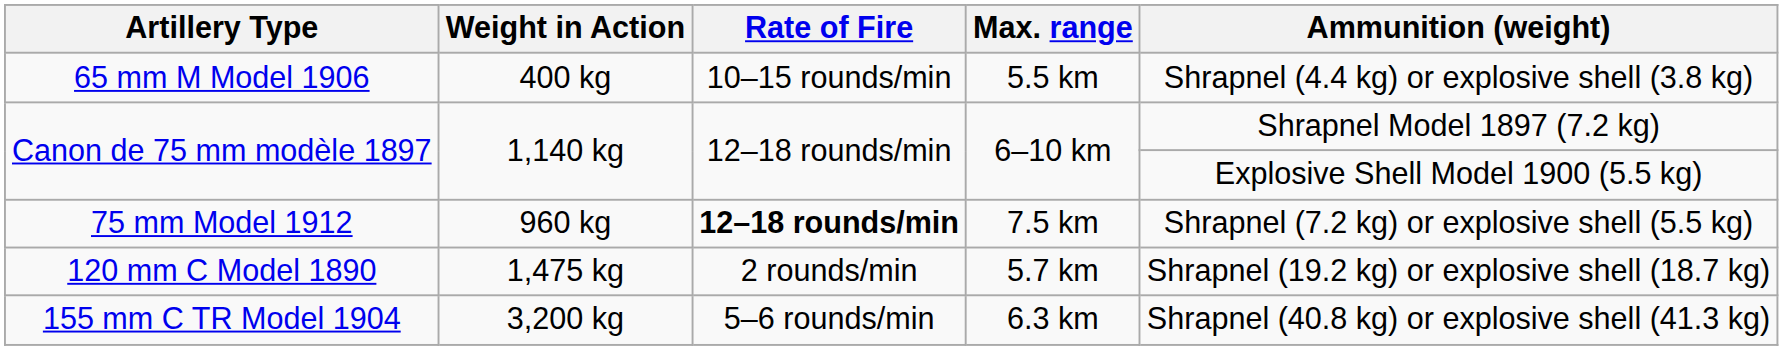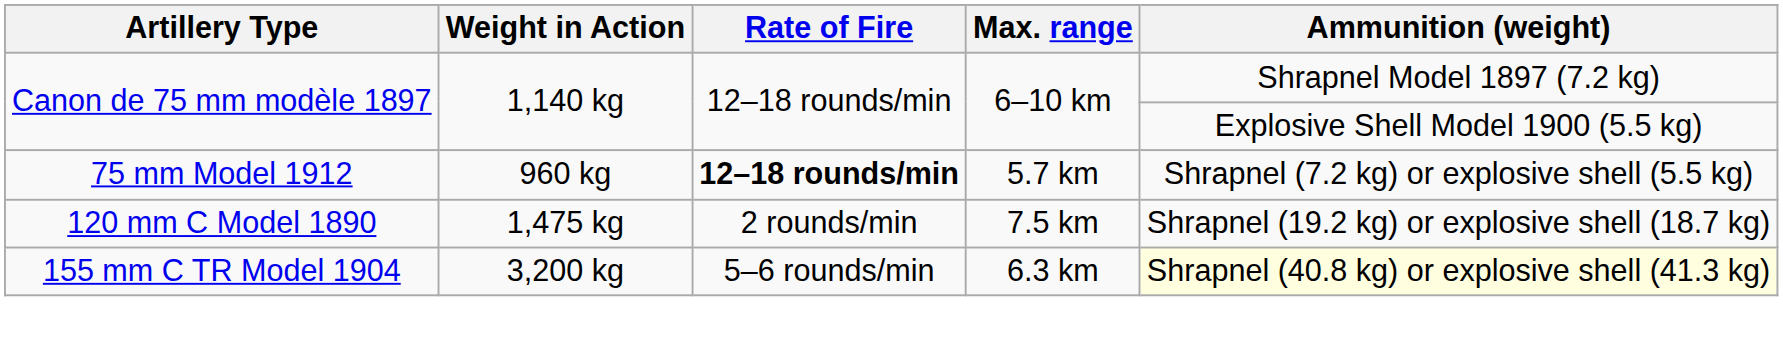- row: (222, 77)
(1053, 222) 7.5 km -> (1053, 174) 5.7 km
(1053, 271) 5.7 km -> (1053, 222) 7.5 km
(1459, 319) no background -> (1459, 271) lightyellow background
